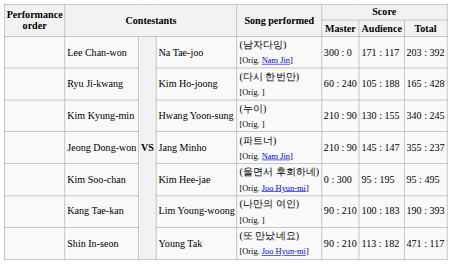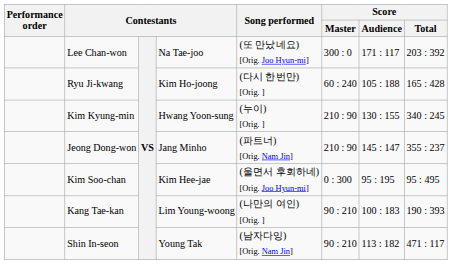(266, 52) (남자다잉) [Orig. Nam Jin] -> (274, 52) (또 만났네요) [Orig. Joo Hyun-mi]
(274, 243) (또 만났네요) [Orig. Joo Hyun-mi] -> (266, 243) (남자다잉) [Orig. Nam Jin]
